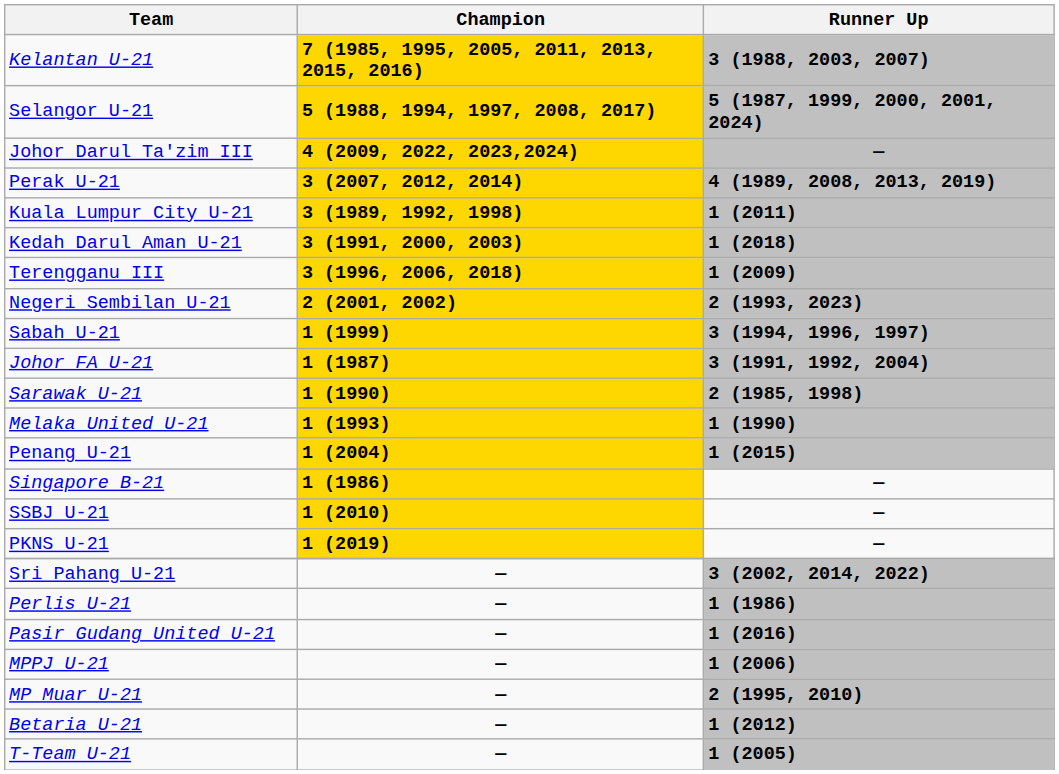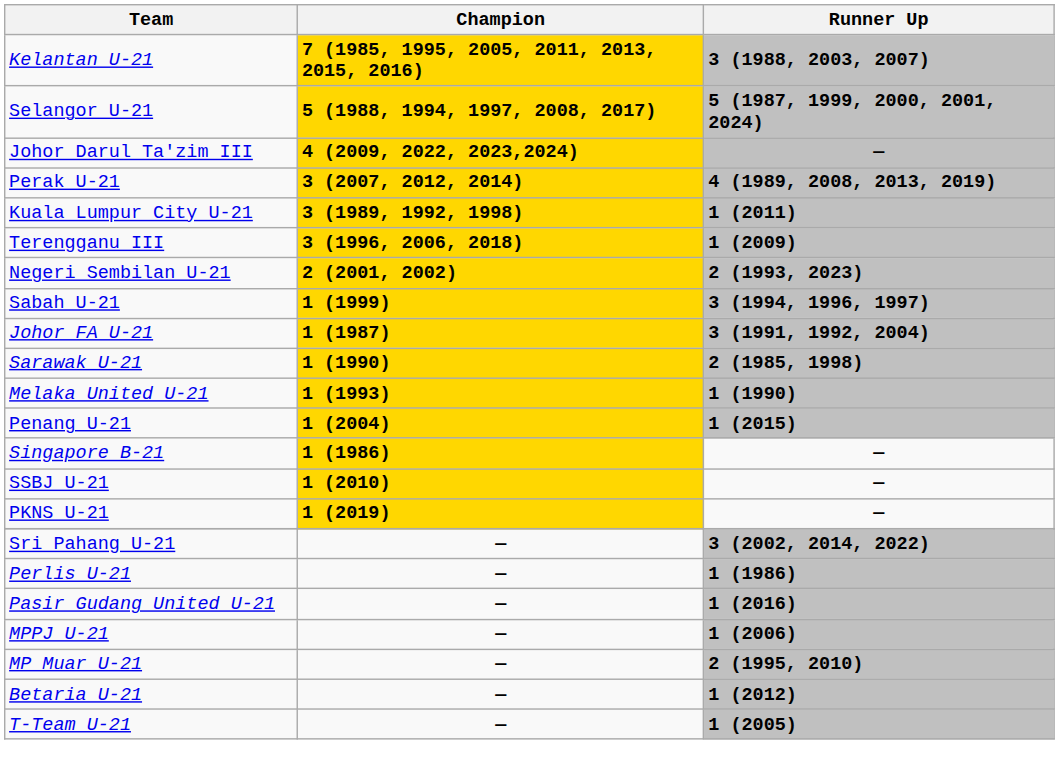- row: (125, 243)
